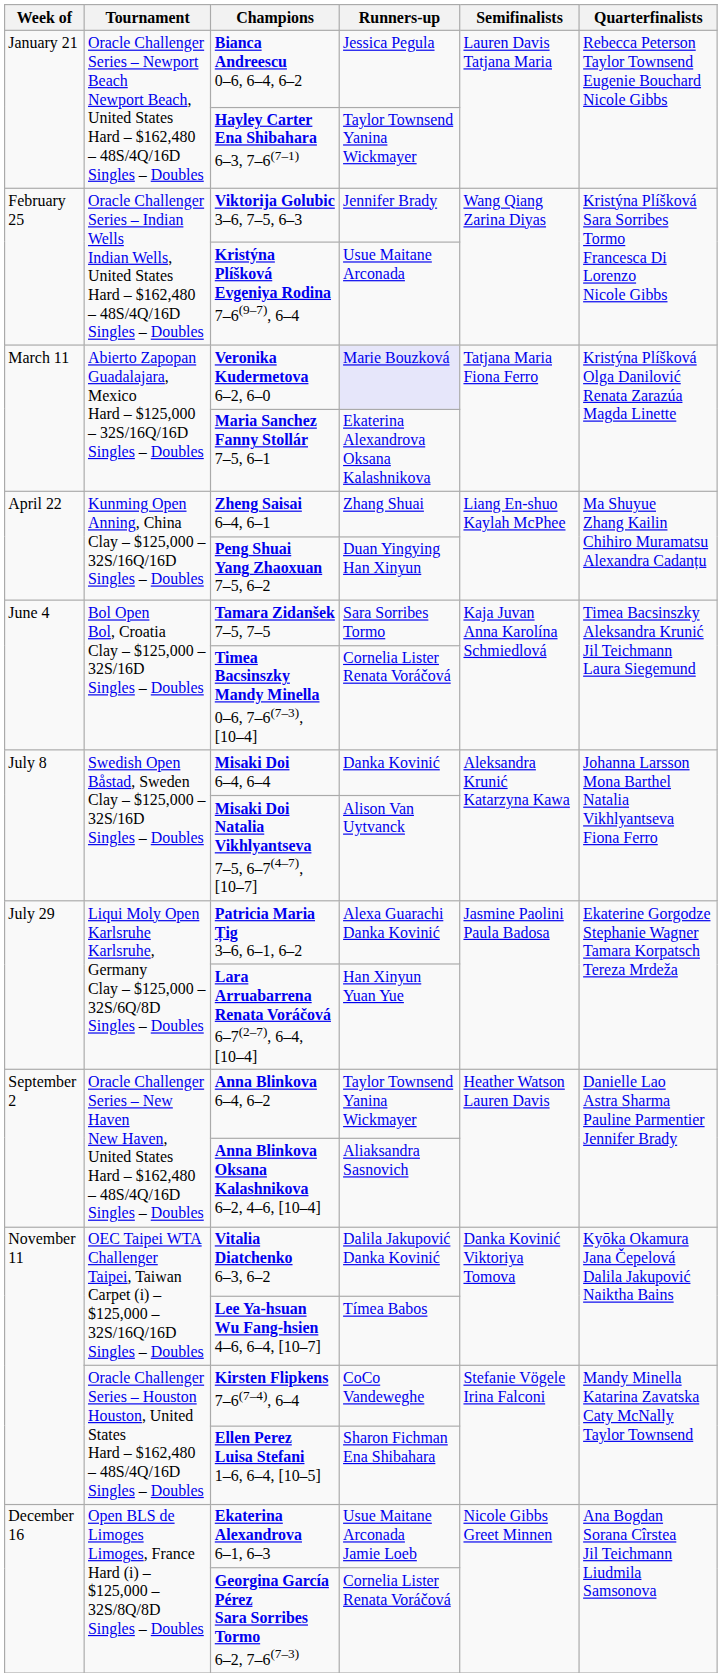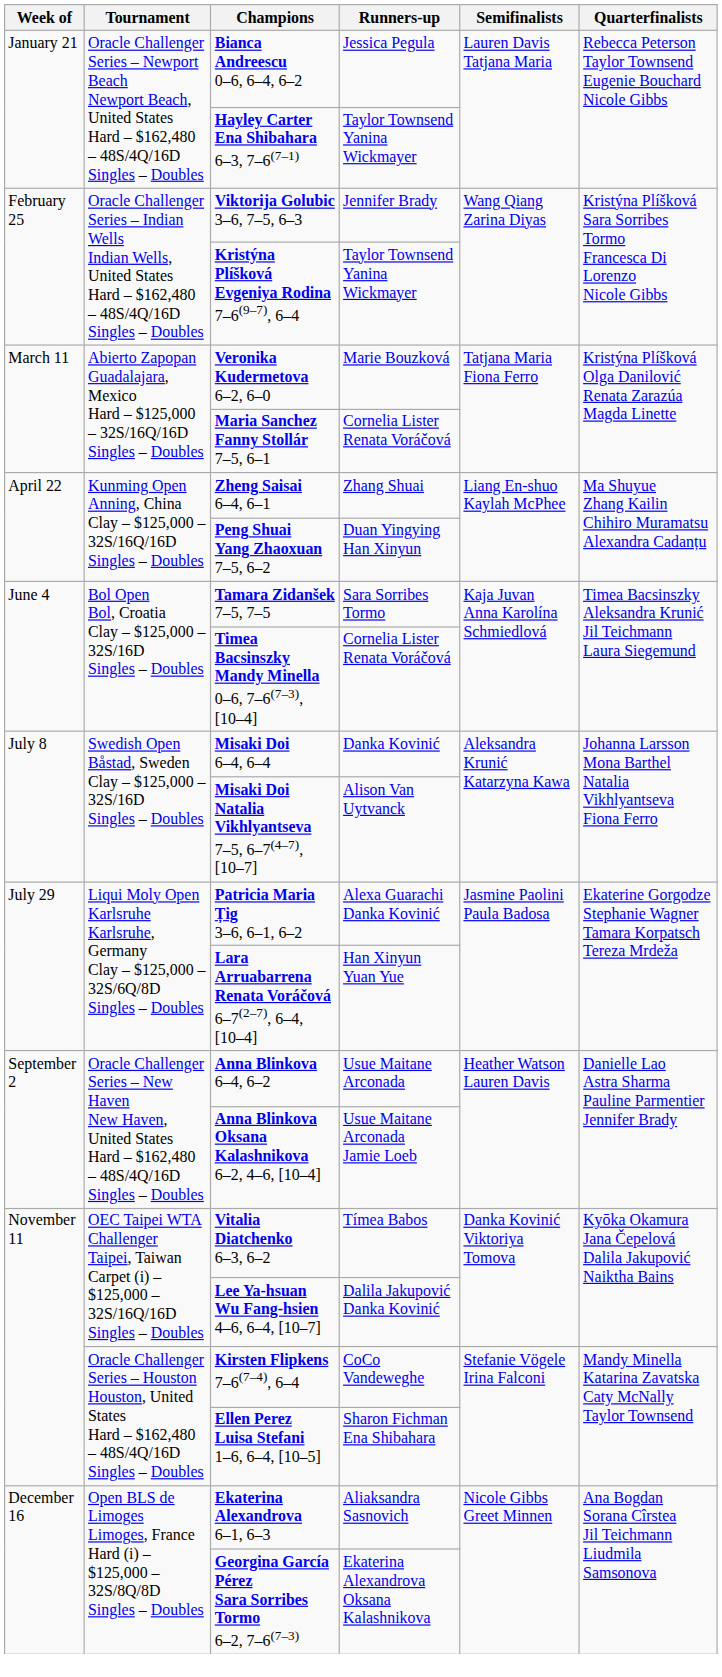(387, 263) Usue Maitane Arconada -> (398, 273) Taylor Townsend Yanina Wickmayer
(396, 358) lavender background -> (396, 358) no background
(387, 449) Ekaterina Alexandrova Oksana Kalashnikova -> (397, 431) Cornelia Lister Renata Voráčová
(398, 1100) Taylor Townsend Yanina Wickmayer -> (387, 1072) Usue Maitane Arconada
(382, 1160) Aliaksandra Sasnovich -> (387, 1137) Usue Maitane Arconada Jamie Loeb
(397, 1248) Dalila Jakupović Danka Kovinić -> (385, 1220) Tímea Babos
(385, 1308) Tímea Babos -> (397, 1299) Dalila Jakupović Danka Kovinić
(387, 1535) Usue Maitane Arconada Jamie Loeb -> (382, 1507) Aliaksandra Sasnovich
(397, 1589) Cornelia Lister Renata Voráčová -> (387, 1589) Ekaterina Alexandrova Oksana Kalashnikova
